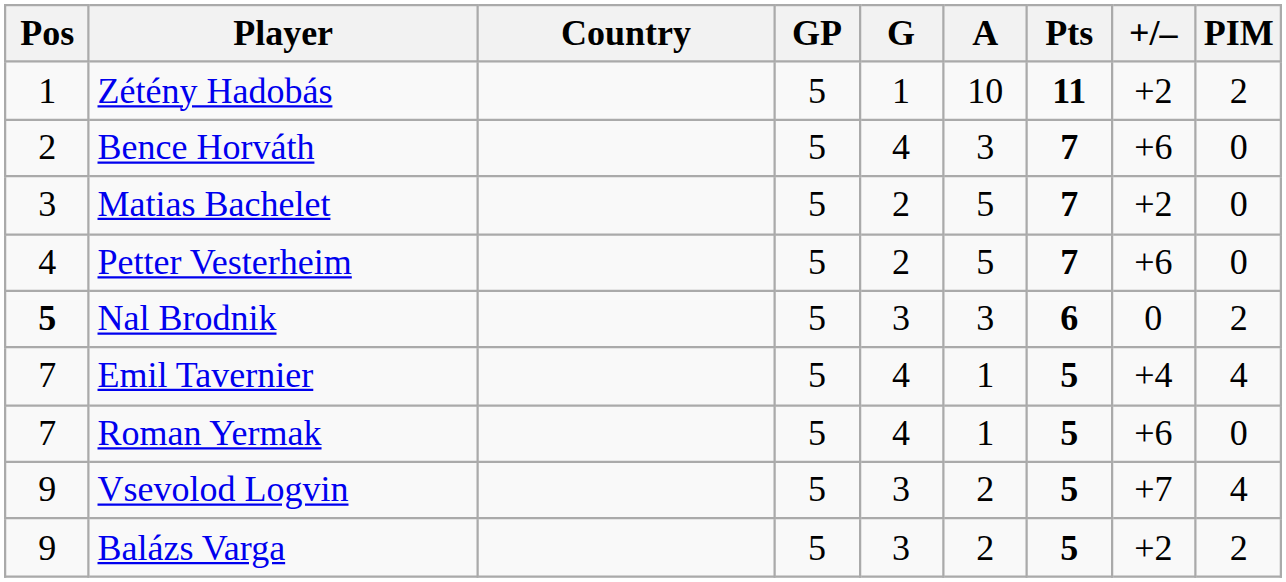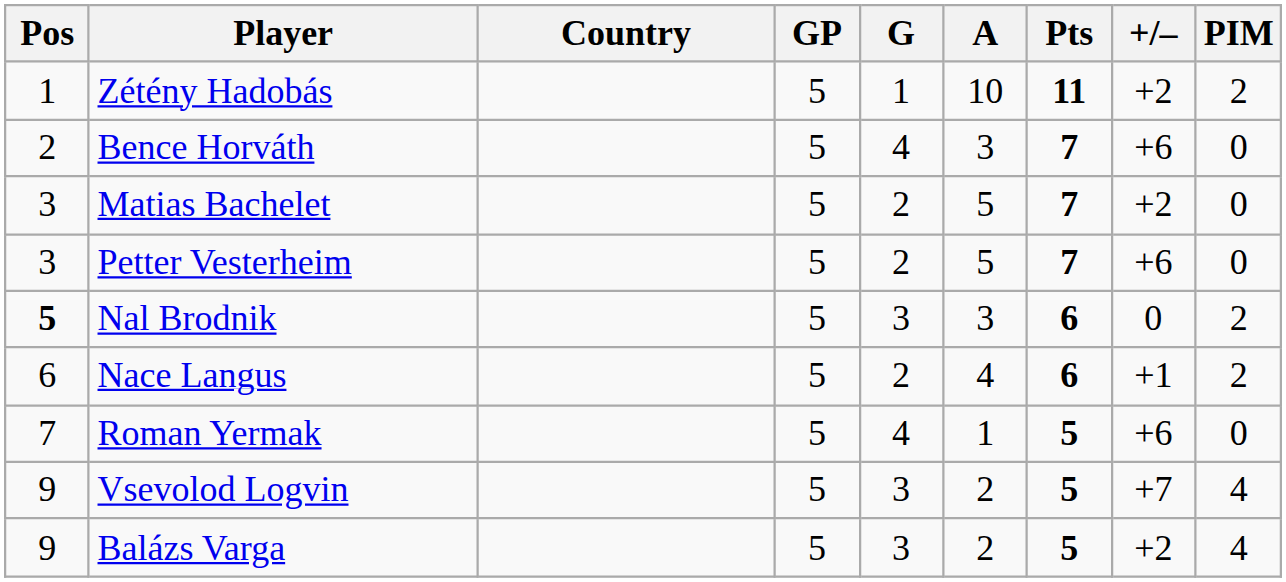(47, 261) 4 -> (47, 261) 3
+ row: (192, 375)
- row: (205, 375)
(1239, 546) 2 -> (1239, 546) 4
